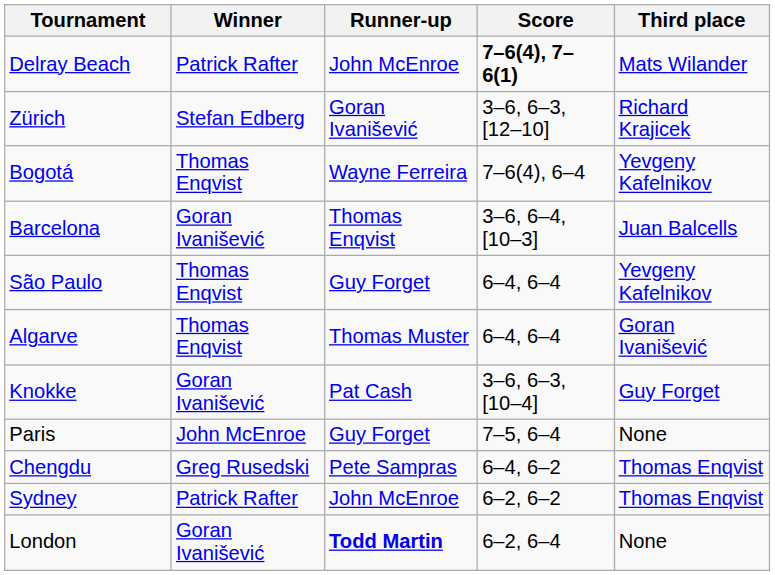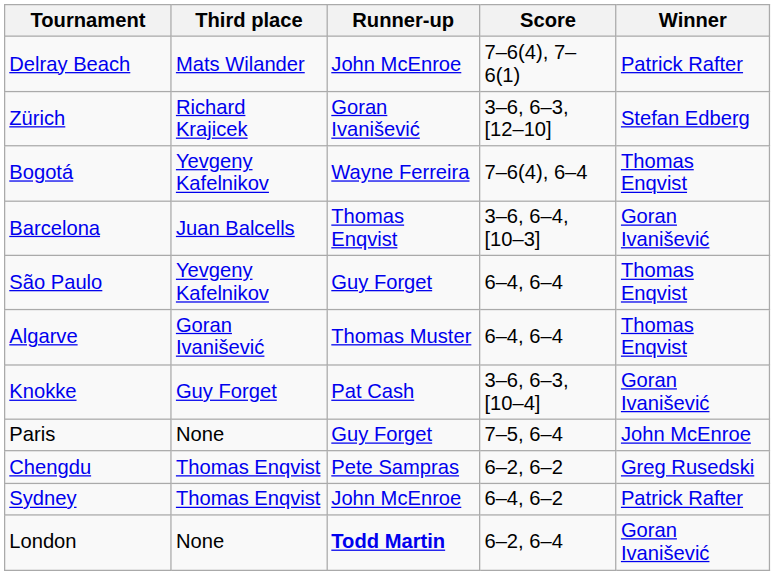columns swapped: (248, 20) <-> (692, 20)
(528, 63) bold -> (530, 63) normal
(521, 466) 6–4, 6–2 -> (524, 466) 6–2, 6–2
(521, 498) 6–2, 6–2 -> (524, 498) 6–4, 6–2
